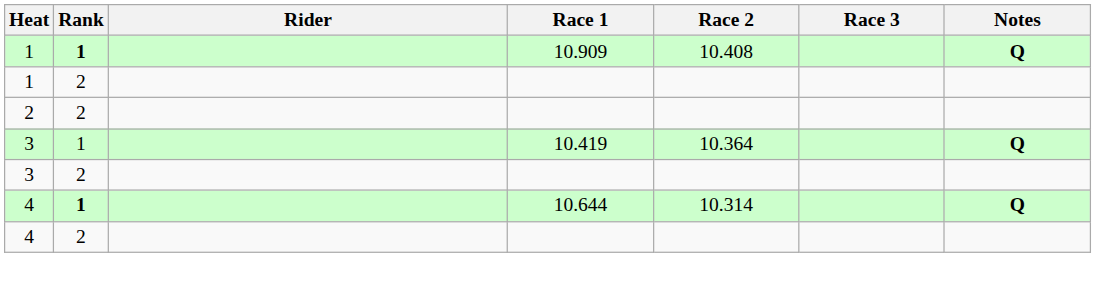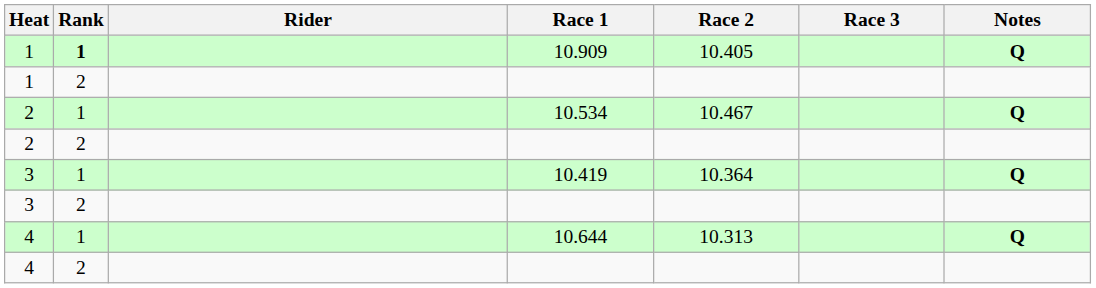(726, 50) 10.408 -> (726, 50) 10.405
+ row: (29, 112)
(81, 205) bold -> (81, 236) normal
(726, 205) 10.314 -> (726, 236) 10.313
